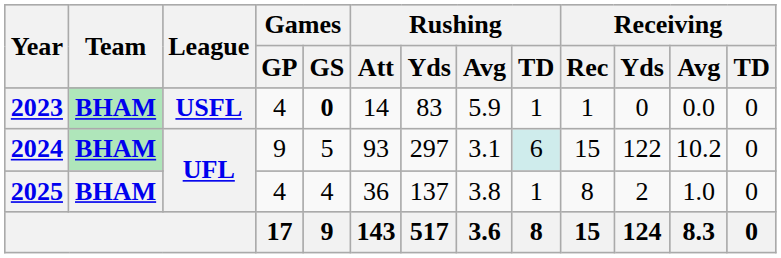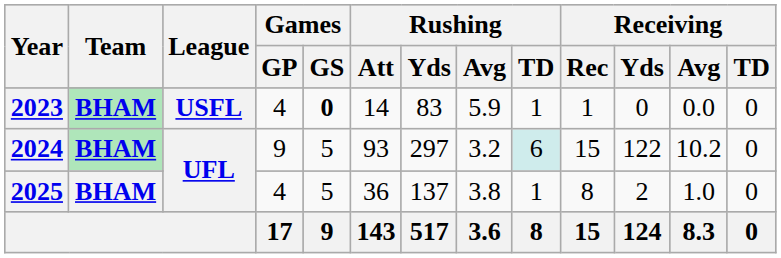(485, 149) 3.1 -> (485, 149) 3.2
(327, 190) 4 -> (327, 190) 5
